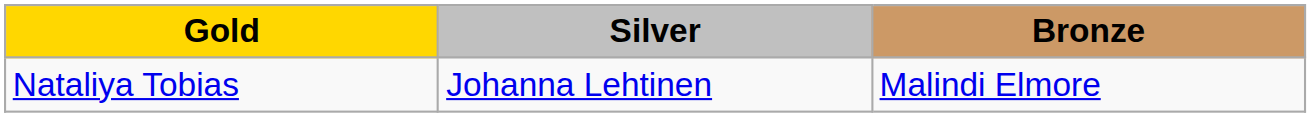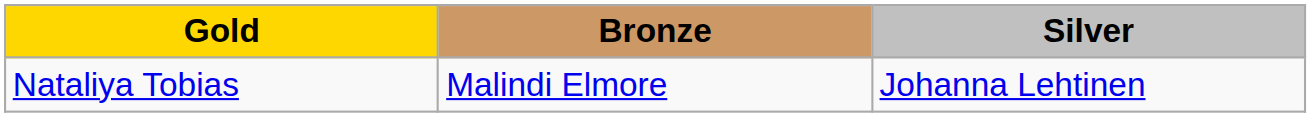columns swapped: (655, 31) <-> (1089, 31)
